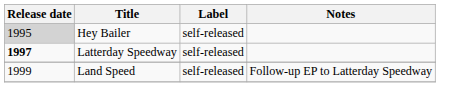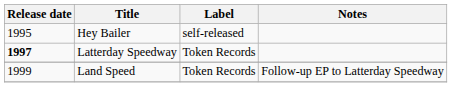(19, 33) lightgrey background -> (19, 33) no background
(213, 52) self-released -> (219, 52) Token Records
(213, 71) self-released -> (219, 71) Token Records
